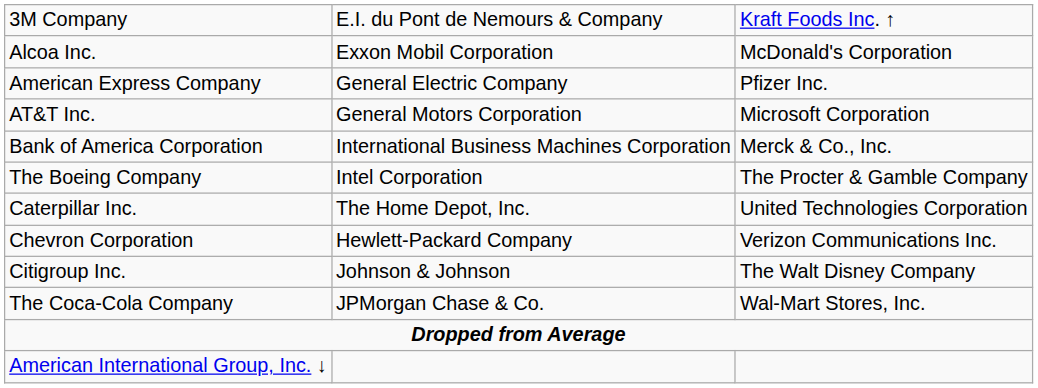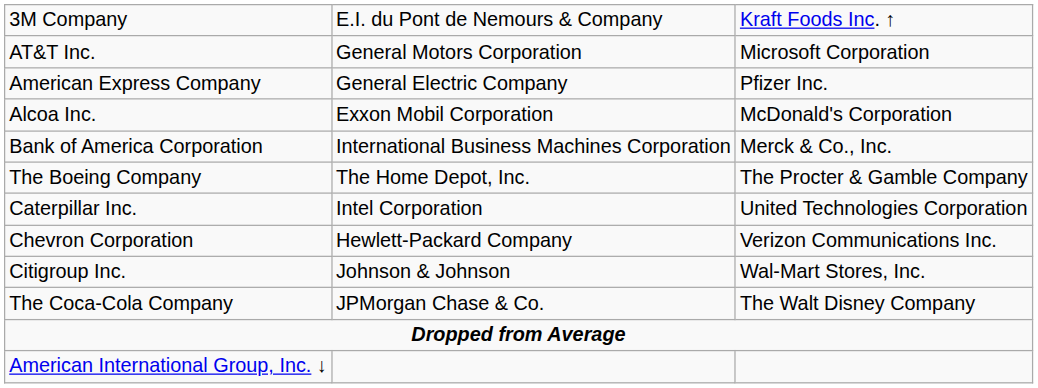rows swapped: (53, 51) <-> (52, 114)
(409, 177) Intel Corporation -> (433, 177) The Home Depot, Inc.
(433, 209) The Home Depot, Inc. -> (409, 209) Intel Corporation
(858, 271) The Walt Disney Company -> (833, 271) Wal-Mart Stores, Inc.
(833, 303) Wal-Mart Stores, Inc. -> (858, 303) The Walt Disney Company
